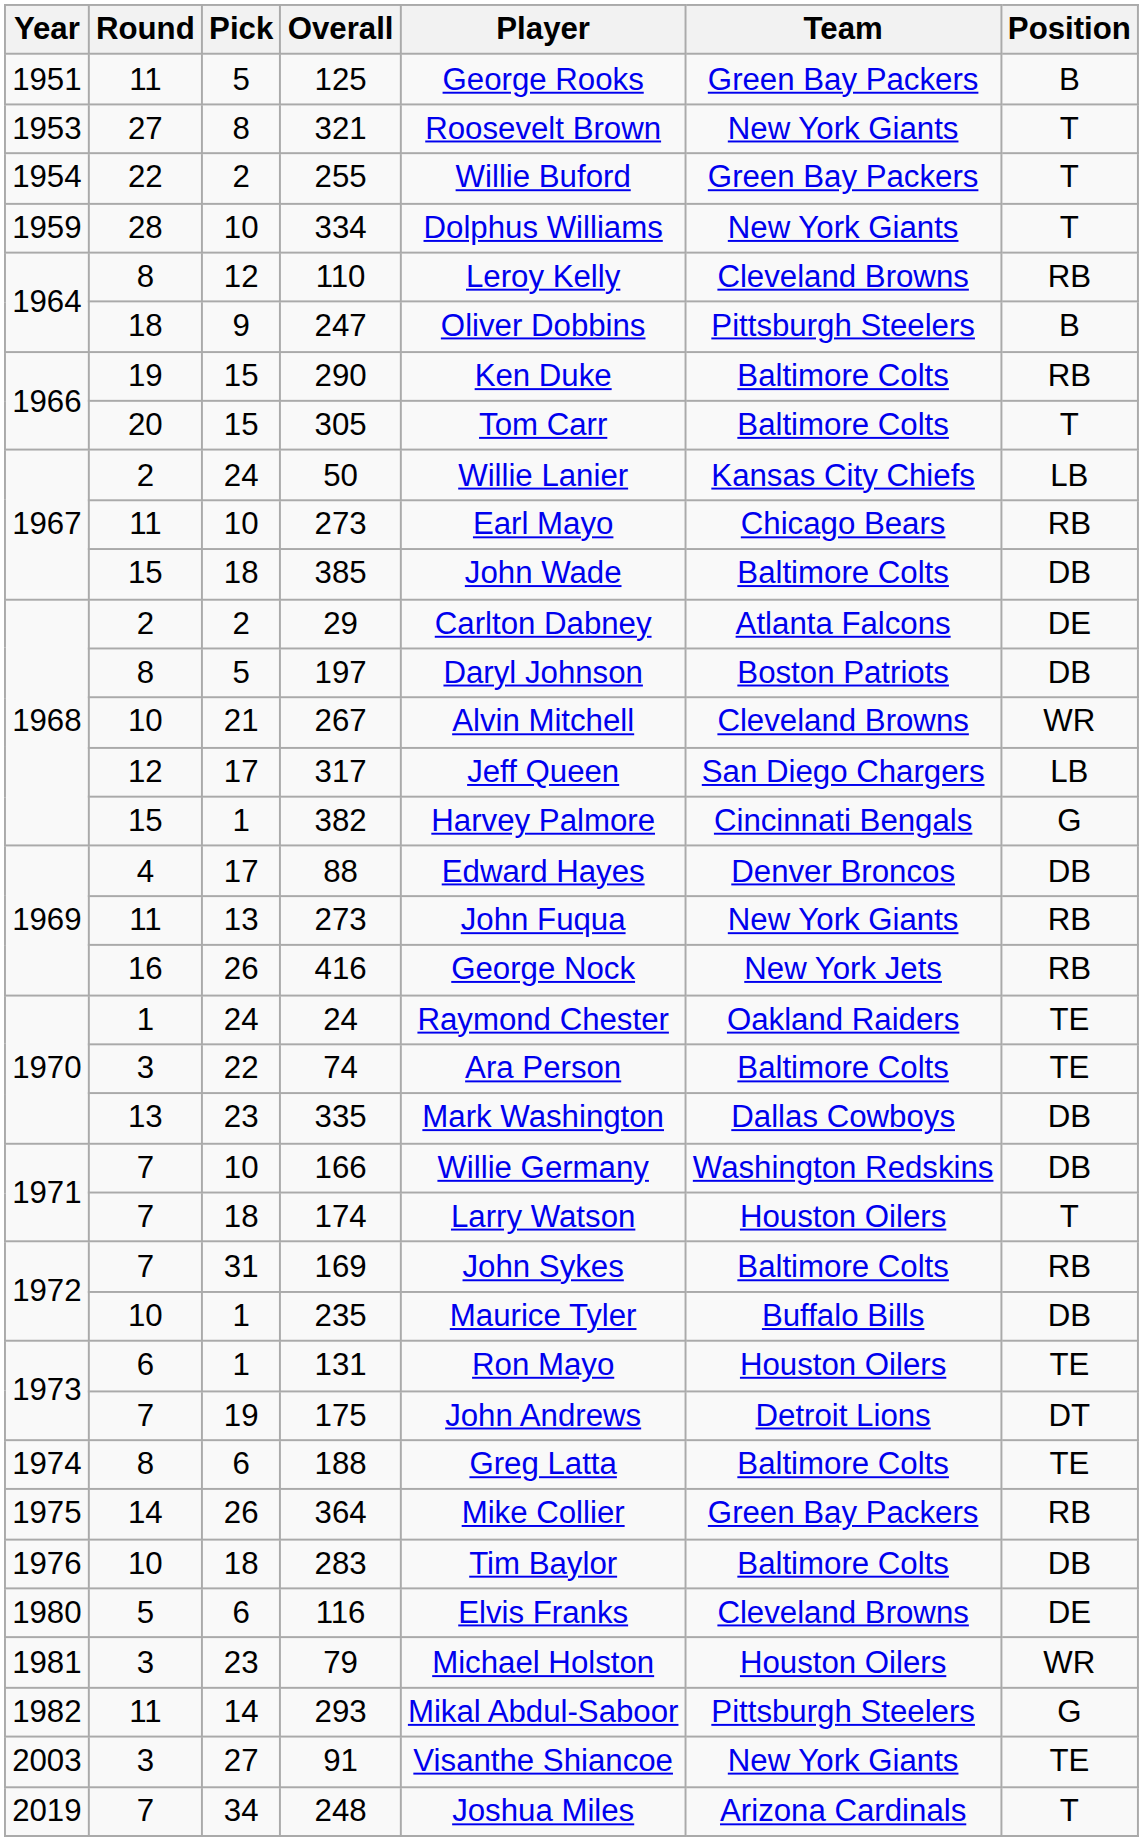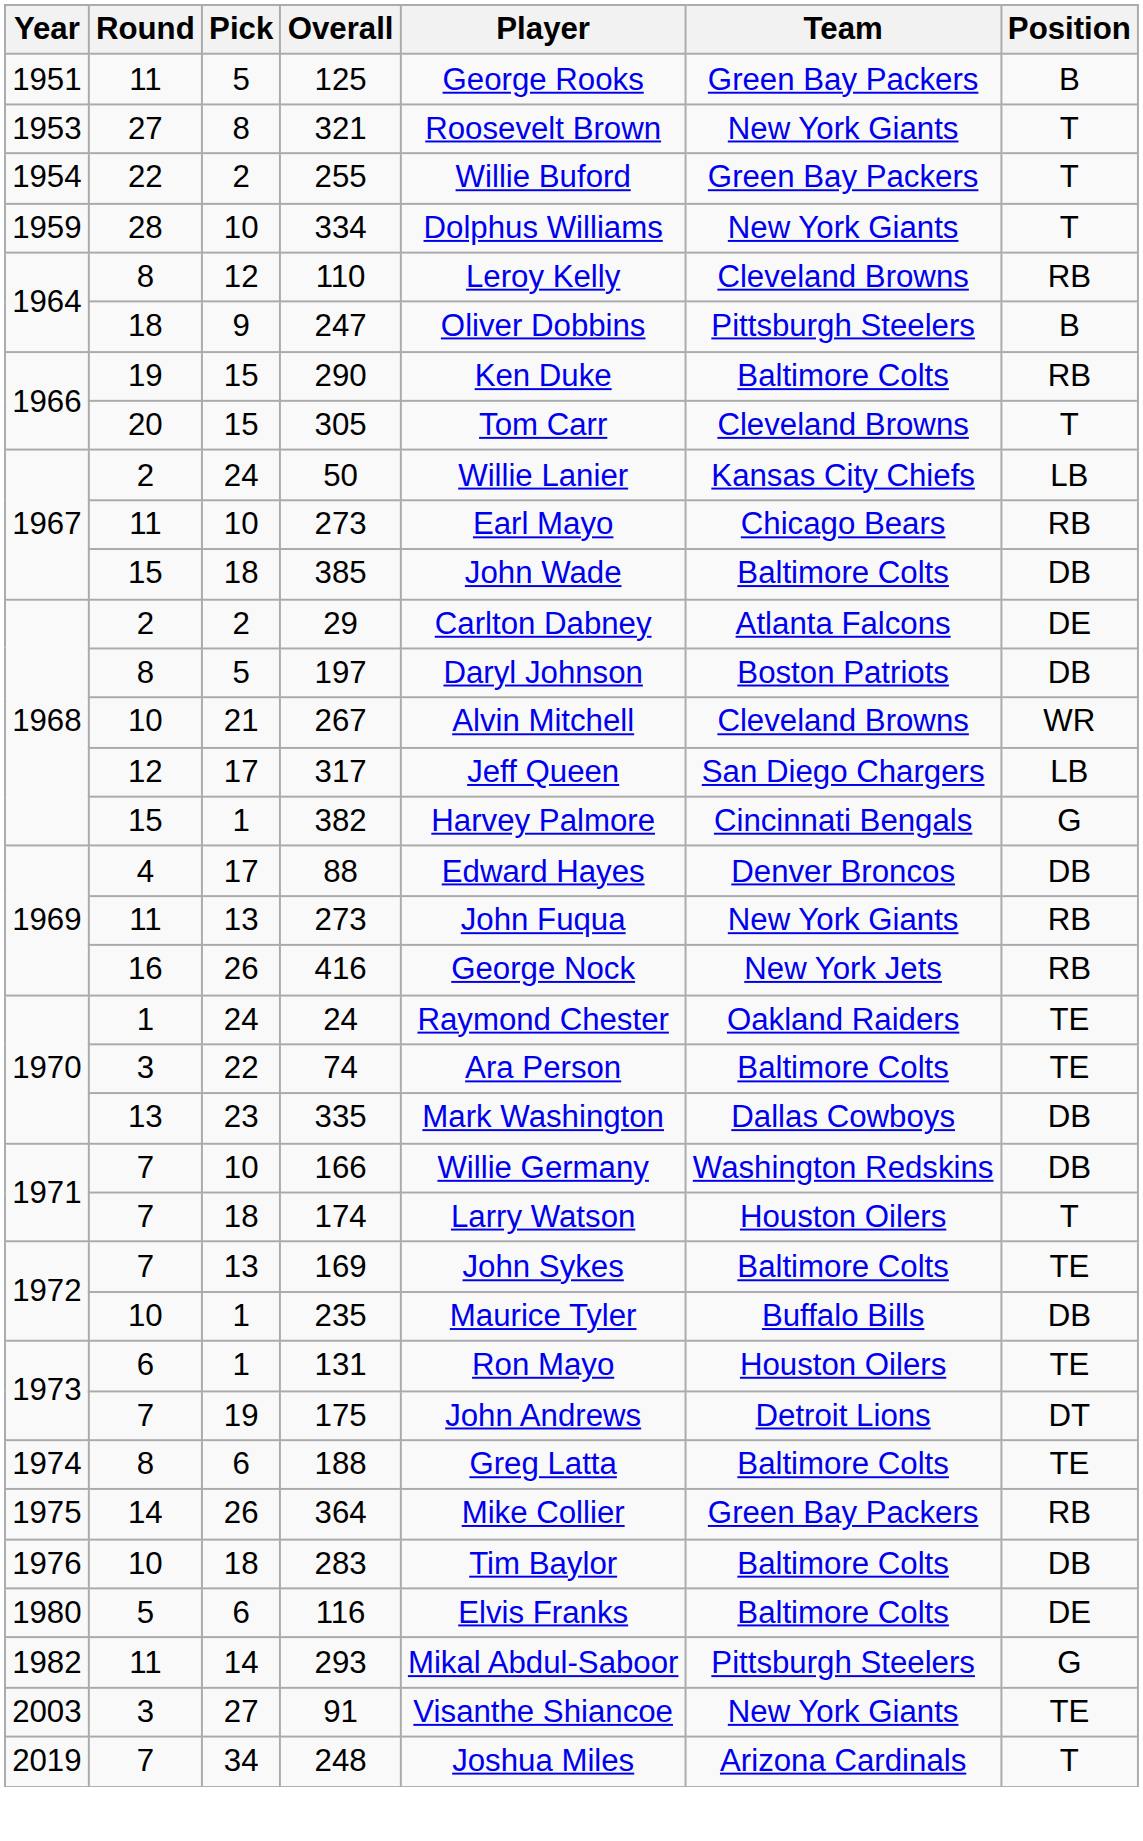(843, 425) Baltimore Colts -> (843, 425) Cleveland Browns
(241, 1266) 31 -> (241, 1266) 13
(1069, 1266) RB -> (1069, 1266) TE
(843, 1612) Cleveland Browns -> (843, 1612) Baltimore Colts
- row: (47, 1662)
